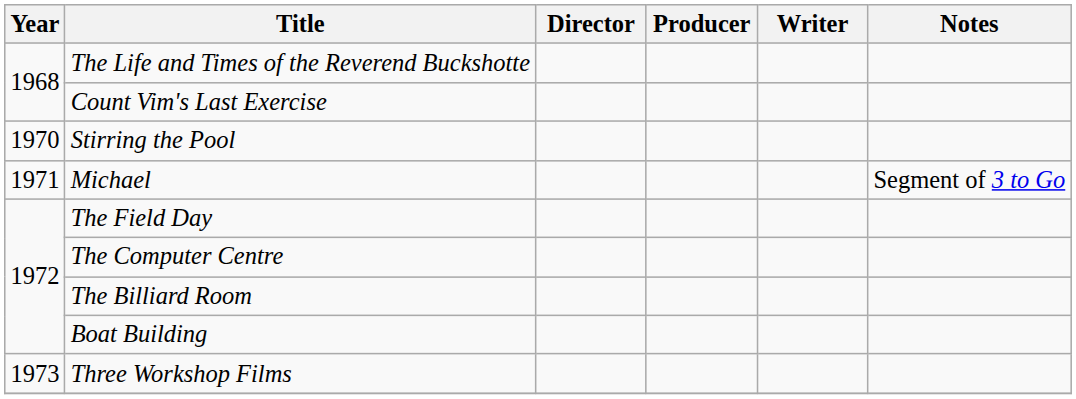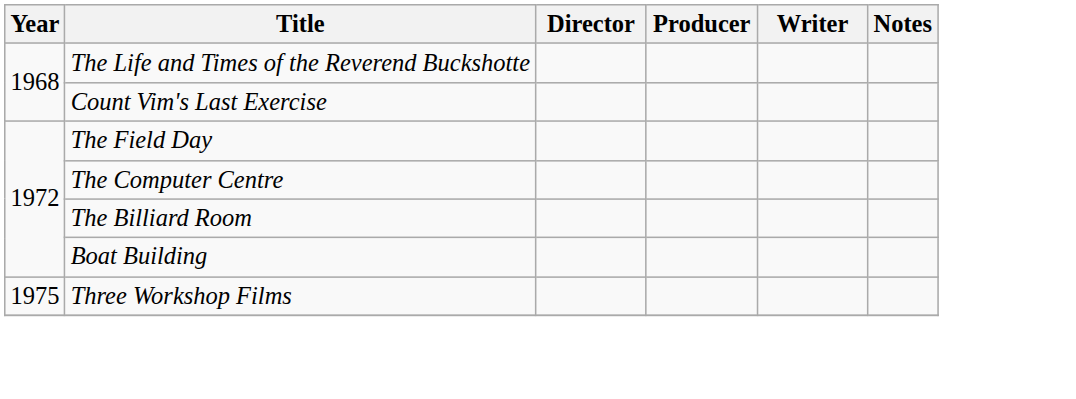- row: (153, 140)
- row: (111, 179)
(35, 373) 1973 -> (35, 295) 1975
